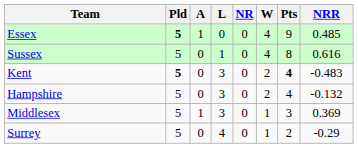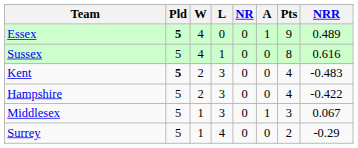columns swapped: (267, 14) <-> (201, 14)
(326, 34) 0.485 -> (326, 34) 0.489
(289, 73) bold -> (289, 73) normal
(326, 93) -0.132 -> (326, 93) -0.422
(326, 113) 0.369 -> (326, 113) 0.067
